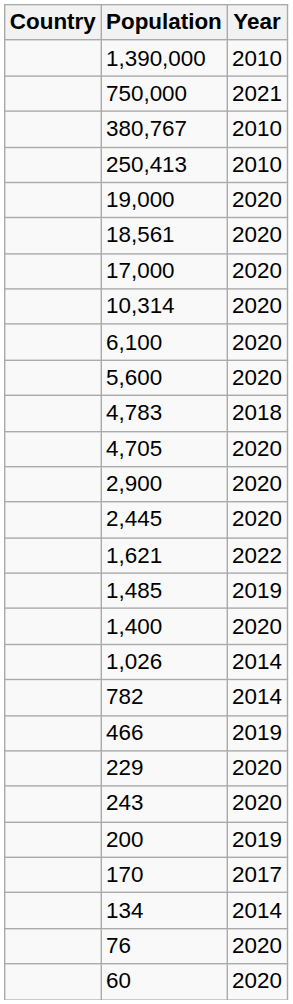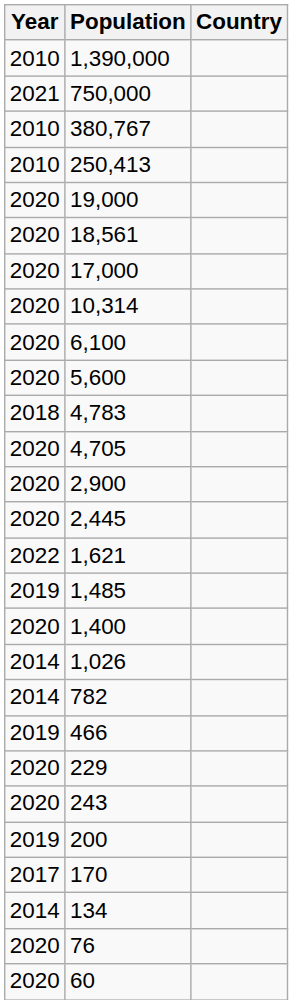columns swapped: (53, 22) <-> (257, 22)
